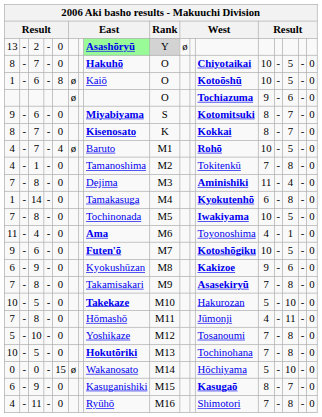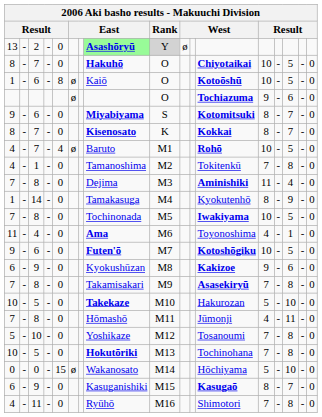(226, 200) bold -> (224, 200) normal
(266, 200) 6 -> (266, 200) 8
(290, 200) 8 -> (290, 200) 9
